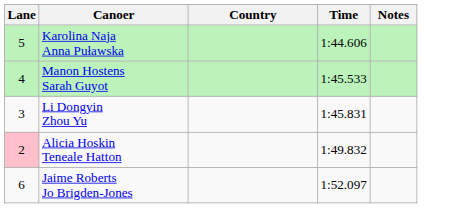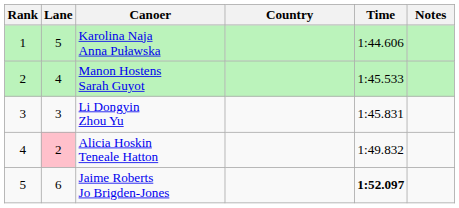+ column: (23, 14)
(344, 185) normal -> (381, 185) bold
